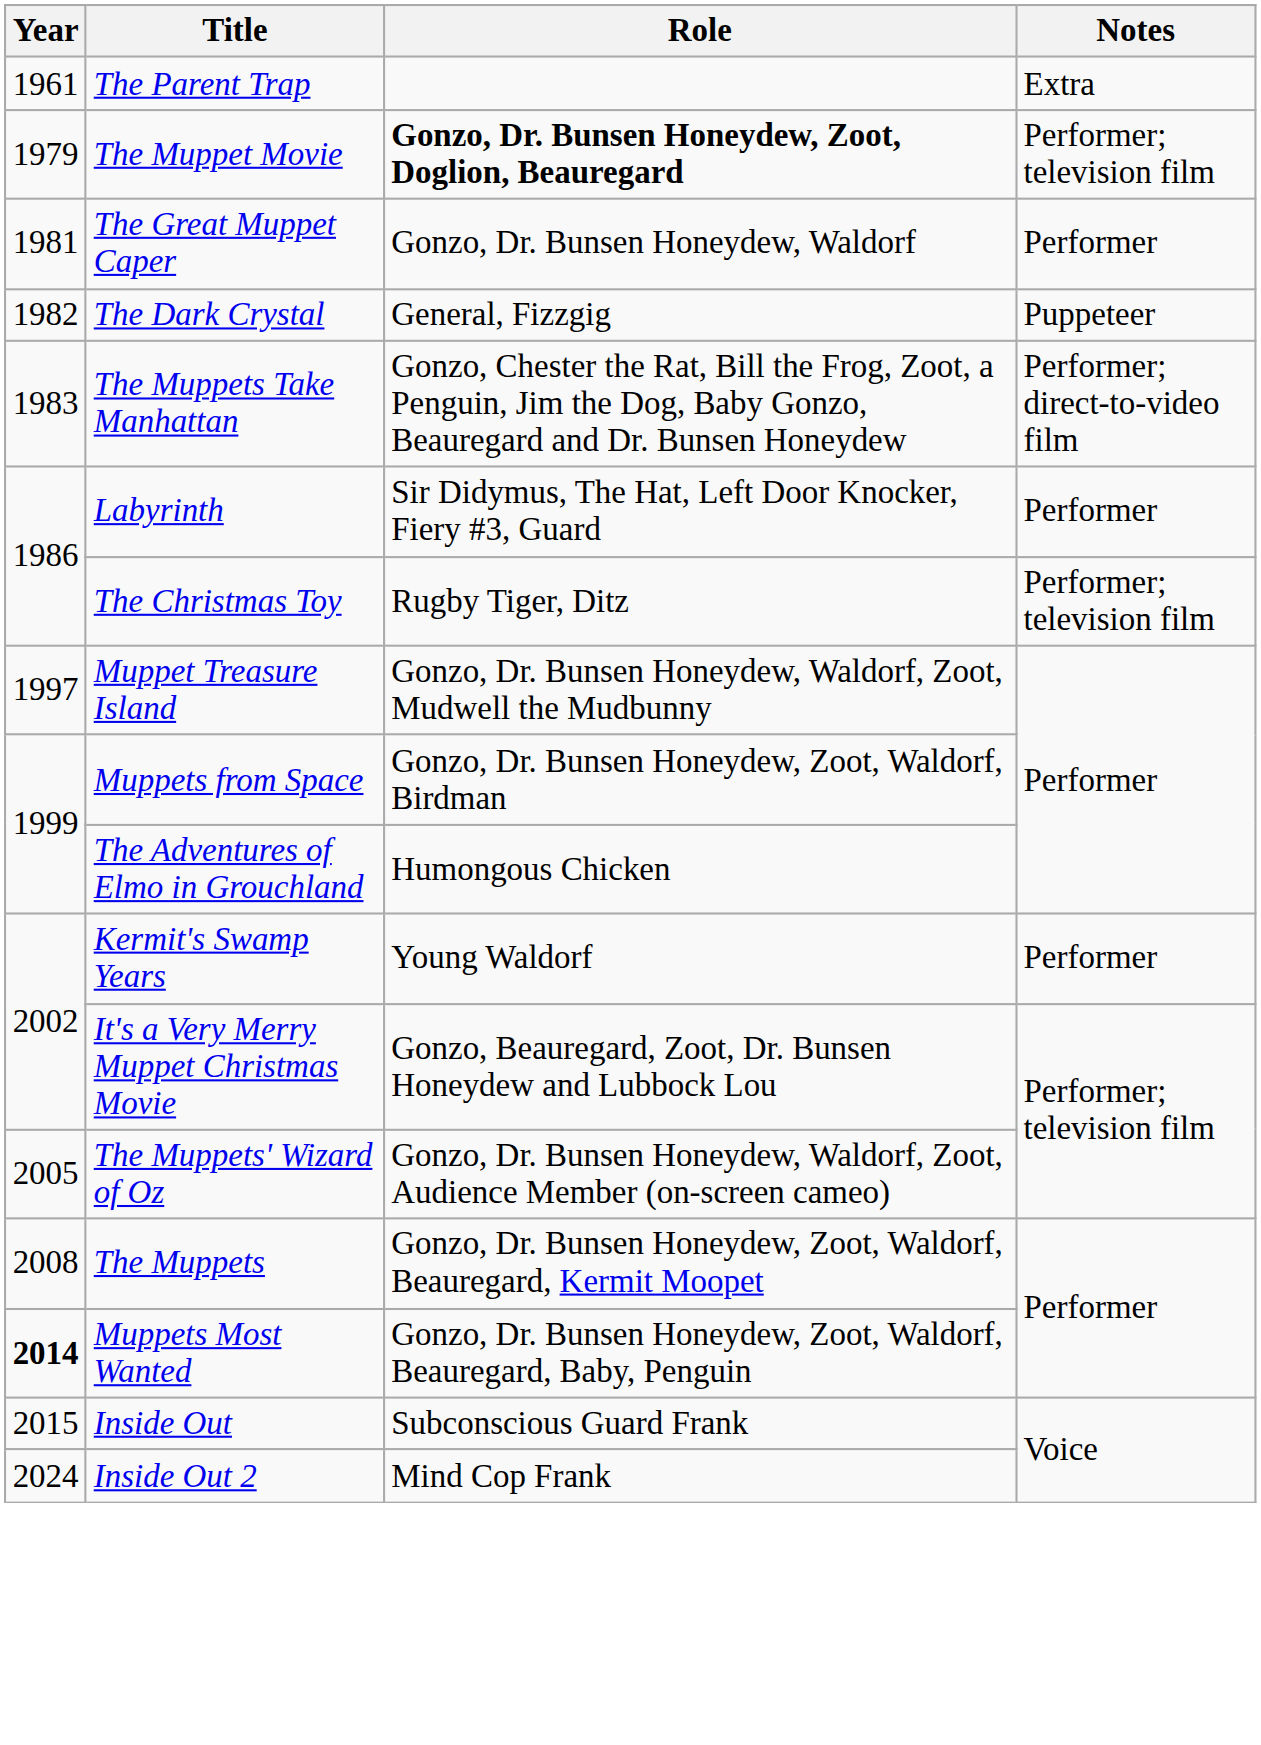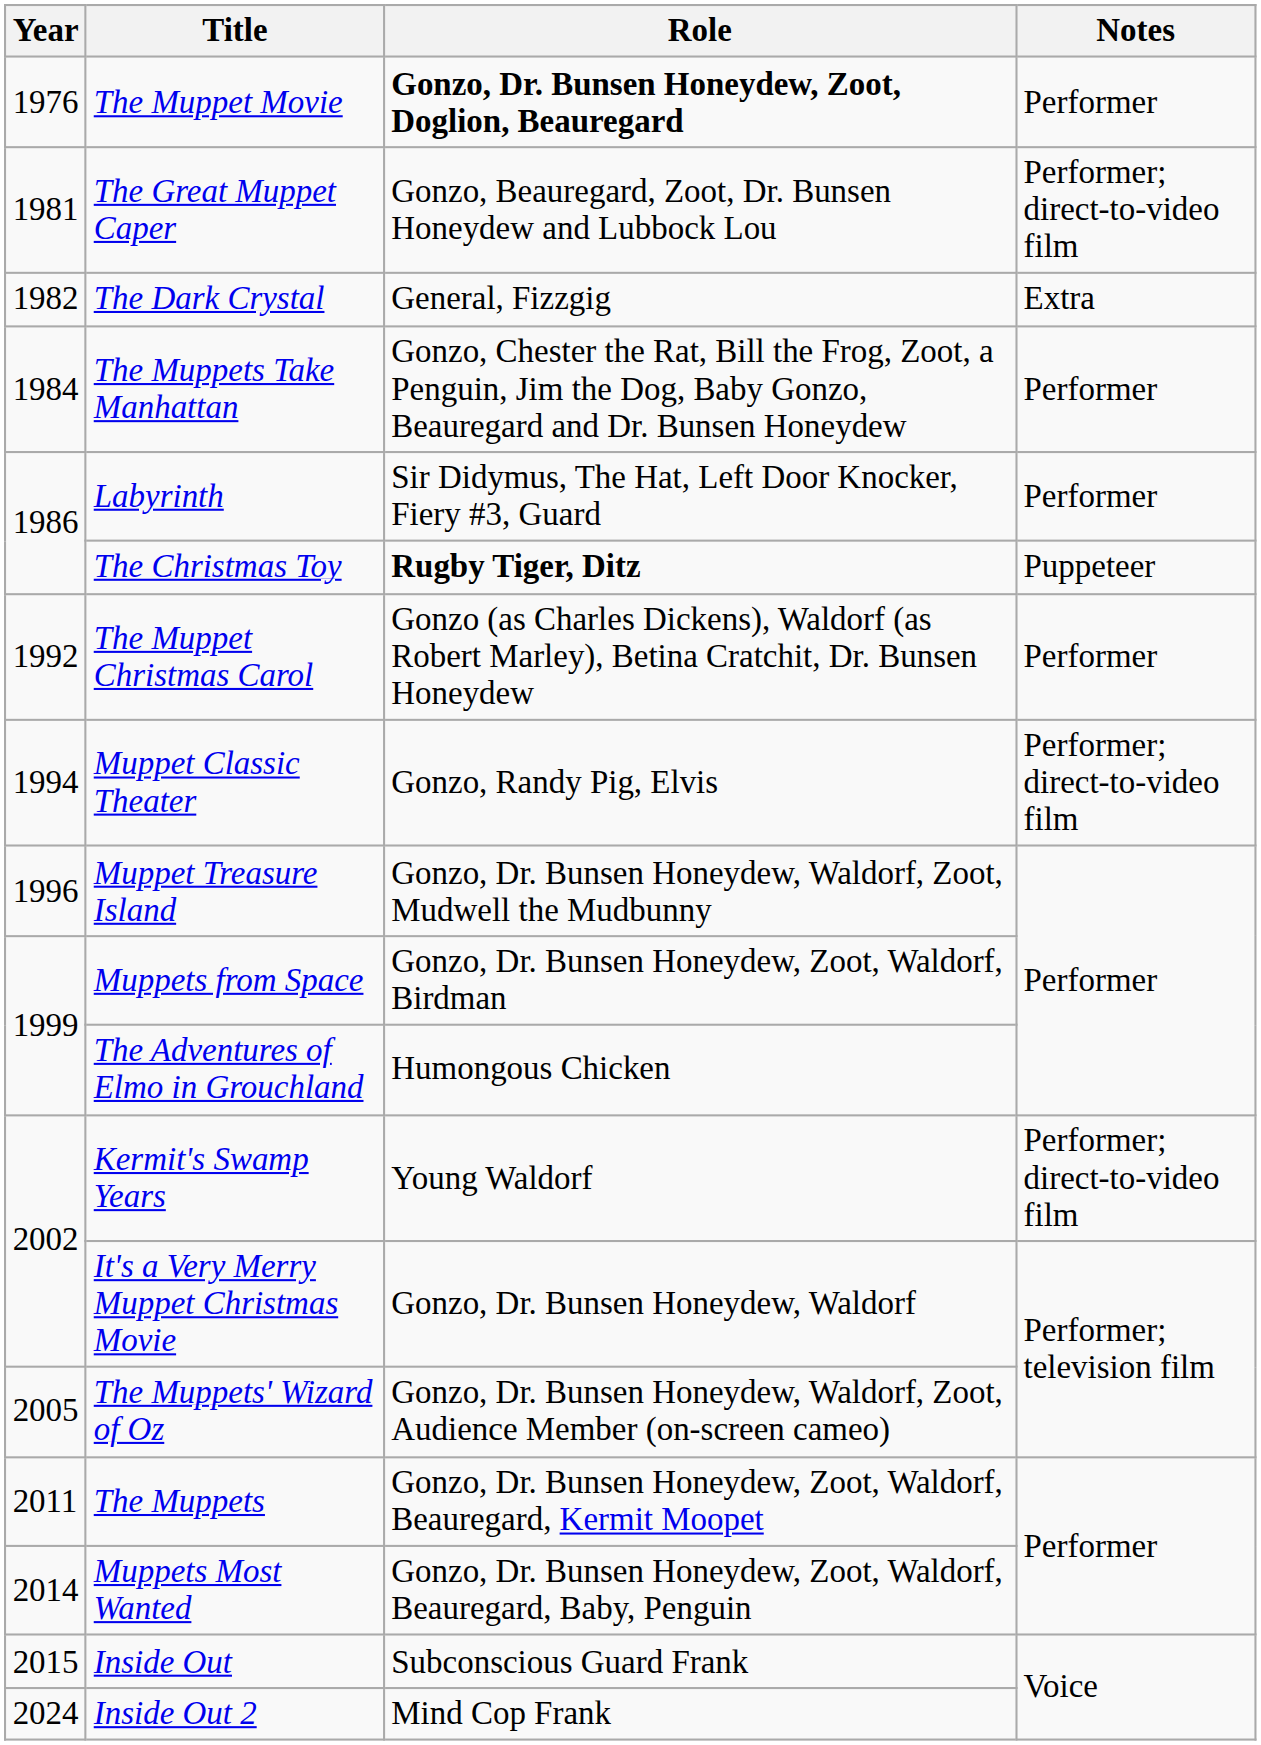- row: (202, 82)
(46, 153) 1979 -> (46, 101) 1976
(1119, 153) Performer; television film -> (1090, 101) Performer
(654, 243) Gonzo, Dr. Bunsen Honeydew, Waldorf -> (641, 209) Gonzo, Beauregard, Zoot, Dr. Bunsen Honeydew and Lubbock Lou
(1090, 243) Performer -> (1121, 209) Performer; direct-to-video film
(1089, 313) Puppeteer -> (1059, 298) Extra
(46, 403) 1983 -> (46, 388) 1984
(1121, 403) Performer; direct-to-video film -> (1090, 388) Performer
(510, 600) normal -> (516, 566) bold
(1119, 600) Performer; television film -> (1089, 566) Puppeteer
+ row: (203, 656)
+ row: (197, 782)
(46, 689) 1997 -> (46, 890) 1996
(1090, 957) Performer -> (1121, 1177) Performer; direct-to-video film
(641, 1065) Gonzo, Beauregard, Zoot, Dr. Bunsen Honeydew and Lubbock Lou -> (654, 1303) Gonzo, Dr. Bunsen Honeydew, Waldorf
(46, 1263) 2008 -> (45, 1500) 2011
(46, 1352) bold -> (46, 1590) normal
